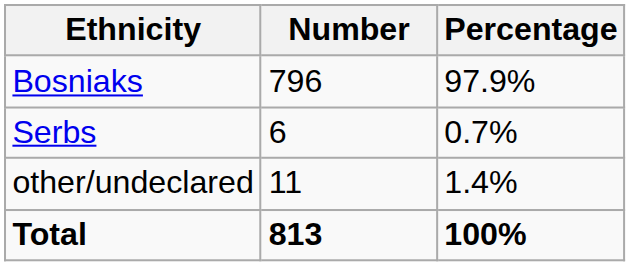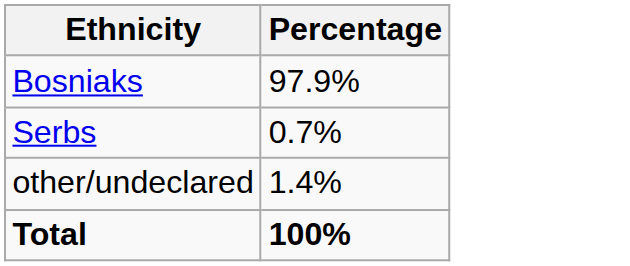- column: (349, 30)
